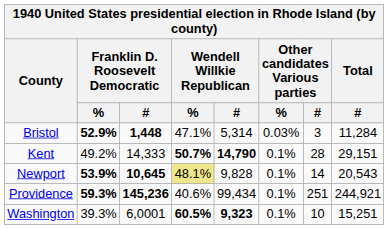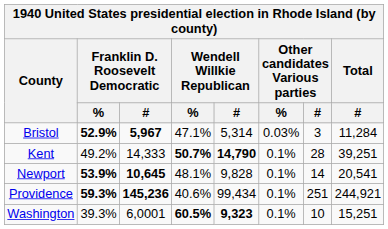(146, 133) 1,448 -> (146, 133) 5,967
(358, 153) 29,151 -> (358, 153) 39,251
(193, 173) khaki background -> (193, 173) no background
(358, 173) 20,543 -> (358, 173) 20,541
